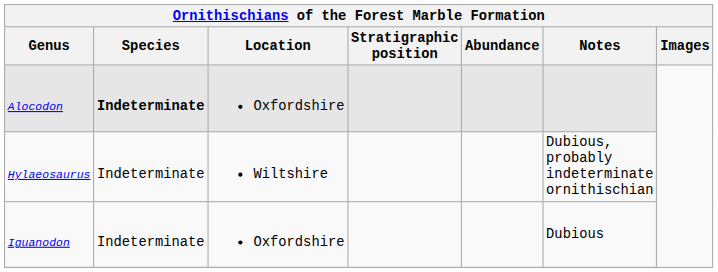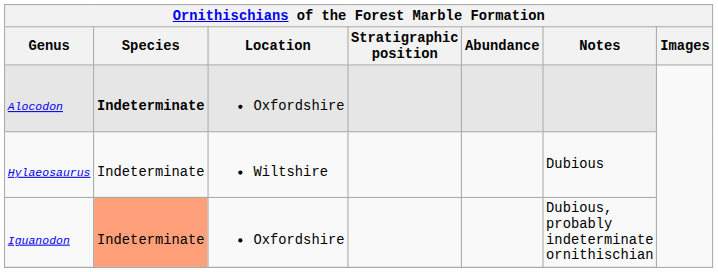(600, 166) Dubious, probably indeterminate ornithischian -> (575, 164) Dubious
(151, 242) no background -> (151, 240) lightsalmon background
(575, 234) Dubious -> (600, 232) Dubious, probably indeterminate ornithischian
